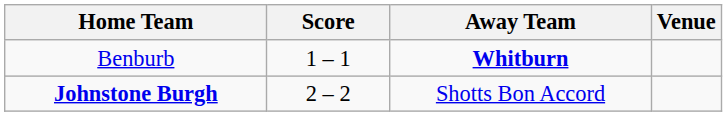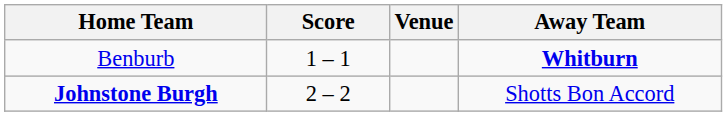columns swapped: (521, 22) <-> (686, 22)
